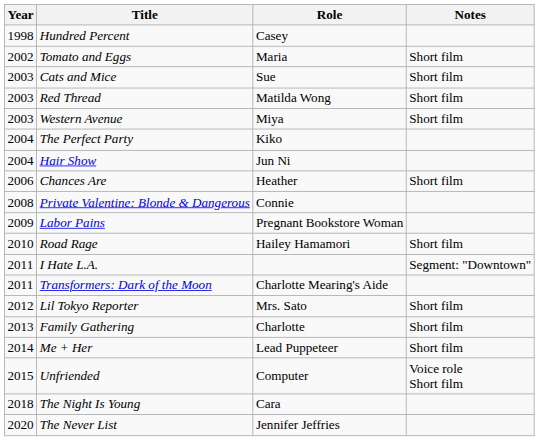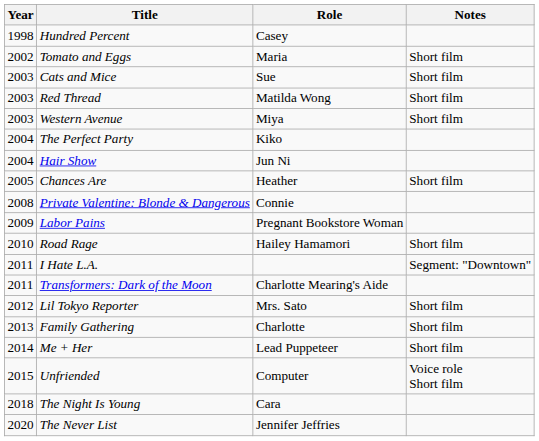(21, 181) 2006 -> (21, 181) 2005
